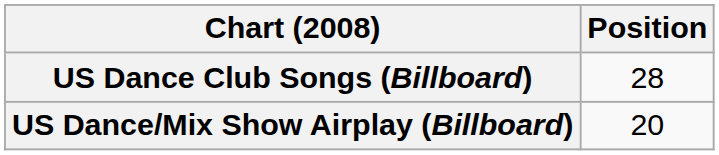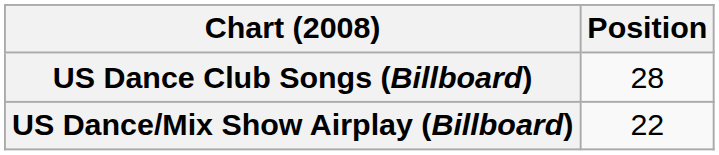(647, 125) 20 -> (647, 125) 22
